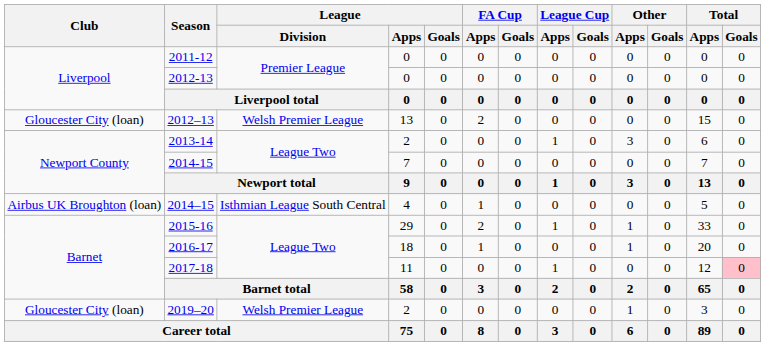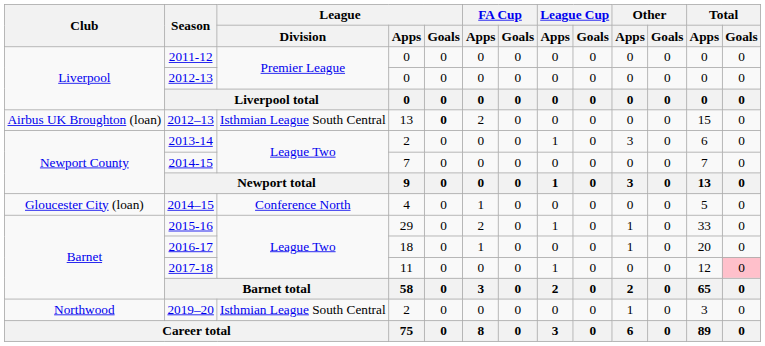(84, 120) Gloucester City (loan) -> (84, 120) Airbus UK Broughton (loan)
(303, 120) Welsh Premier League -> (303, 120) Isthmian League South Central
(444, 120) normal -> (444, 120) bold
(84, 204) Airbus UK Broughton (loan) -> (84, 204) Gloucester City (loan)
(303, 204) Isthmian League South Central -> (303, 204) Conference North
(84, 309) Gloucester City (loan) -> (84, 309) Northwood
(303, 309) Welsh Premier League -> (303, 309) Isthmian League South Central
